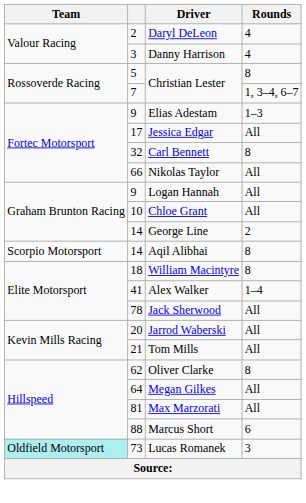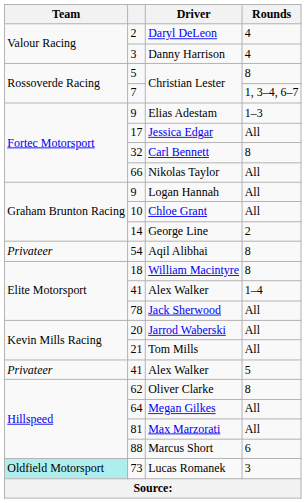(54, 250) Scorpio Motorsport -> (30, 250) Privateer
(137, 250) 14 -> (137, 250) 54
+ row: (178, 369)
